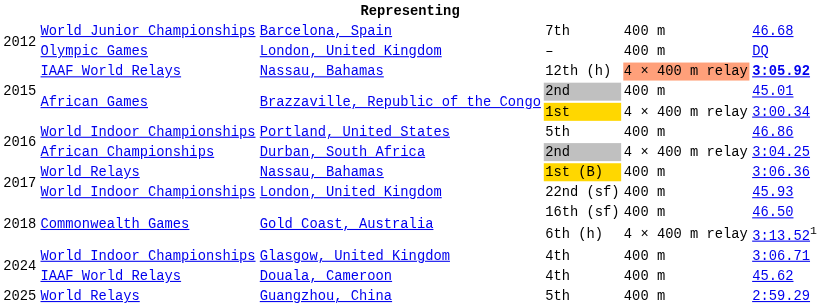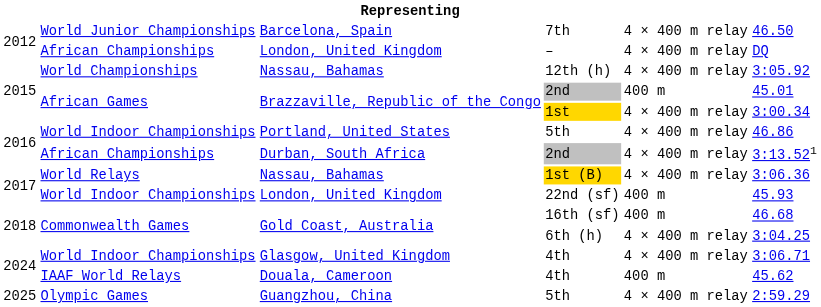(645, 31) 400 m -> (686, 31) 4 × 400 m relay
(773, 31) 46.68 -> (773, 31) 46.50
(94, 51) Olympic Games -> (127, 51) African Championships
(645, 51) 400 m -> (686, 51) 4 × 400 m relay
(111, 72) IAAF World Relays -> (119, 72) World Championships
(686, 72) lightsalmon background -> (686, 72) no background
(781, 72) bold -> (781, 72) normal
(645, 132) 400 m -> (686, 132) 4 × 400 m relay
(781, 152) 3:04.25 -> (785, 154) 3:13.521
(645, 172) 400 m -> (686, 176) 4 × 400 m relay
(773, 213) 46.50 -> (773, 216) 46.68
(785, 234) 3:13.521 -> (781, 236) 3:04.25
(645, 256) 400 m -> (686, 256) 4 × 400 m relay
(90, 297) World Relays -> (94, 297) Olympic Games
(645, 297) 400 m -> (686, 297) 4 × 400 m relay
